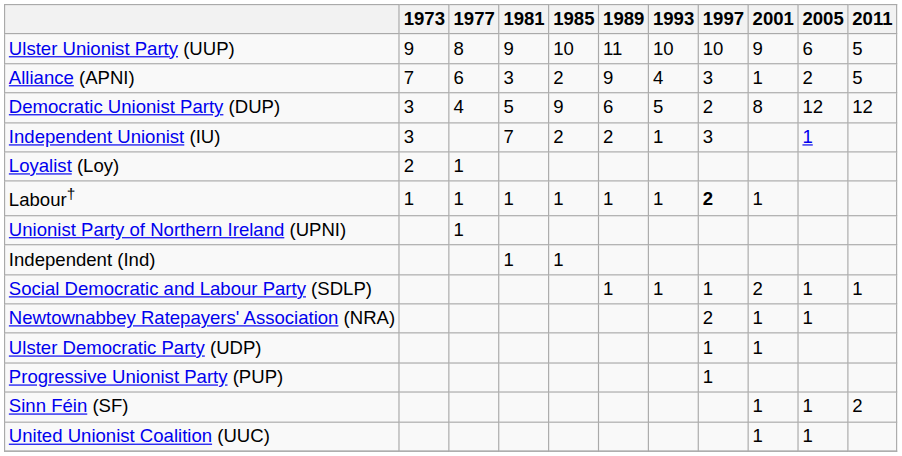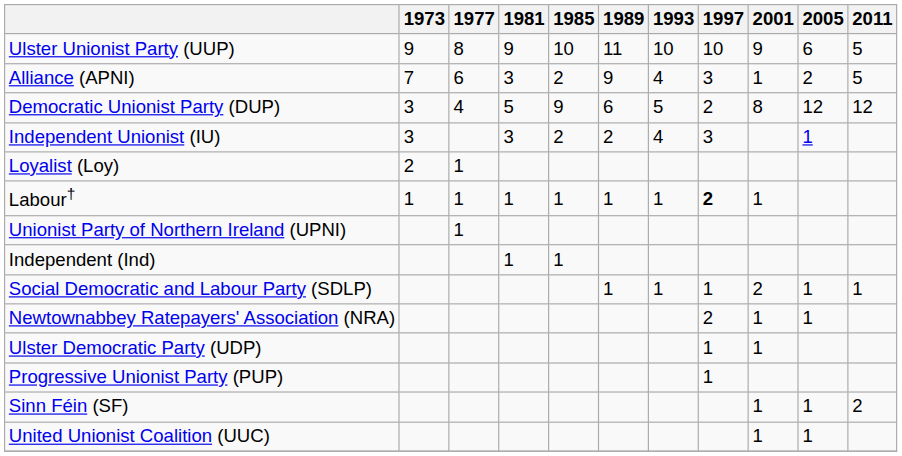(509, 136) 7 -> (509, 136) 3
(658, 136) 1 -> (658, 136) 4
